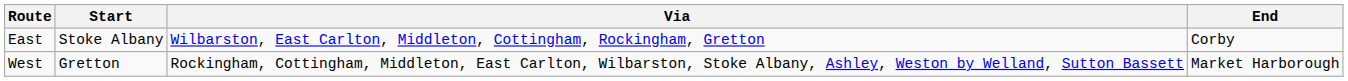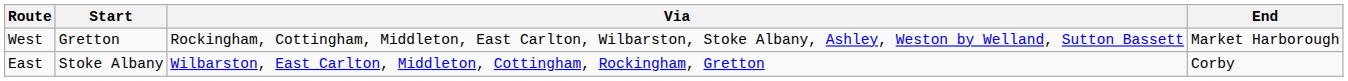rows swapped: (26, 40) <-> (26, 64)
